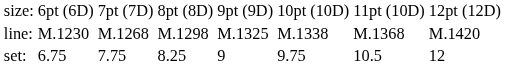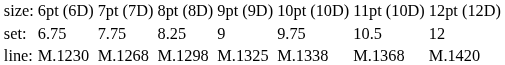rows swapped: (15, 56) <-> (18, 33)
